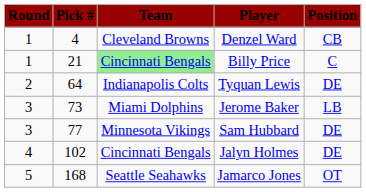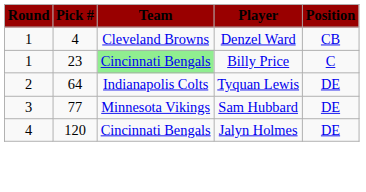(75, 61) 21 -> (75, 61) 23
- row: (259, 107)
(75, 152) 102 -> (75, 130) 120
- row: (259, 175)
